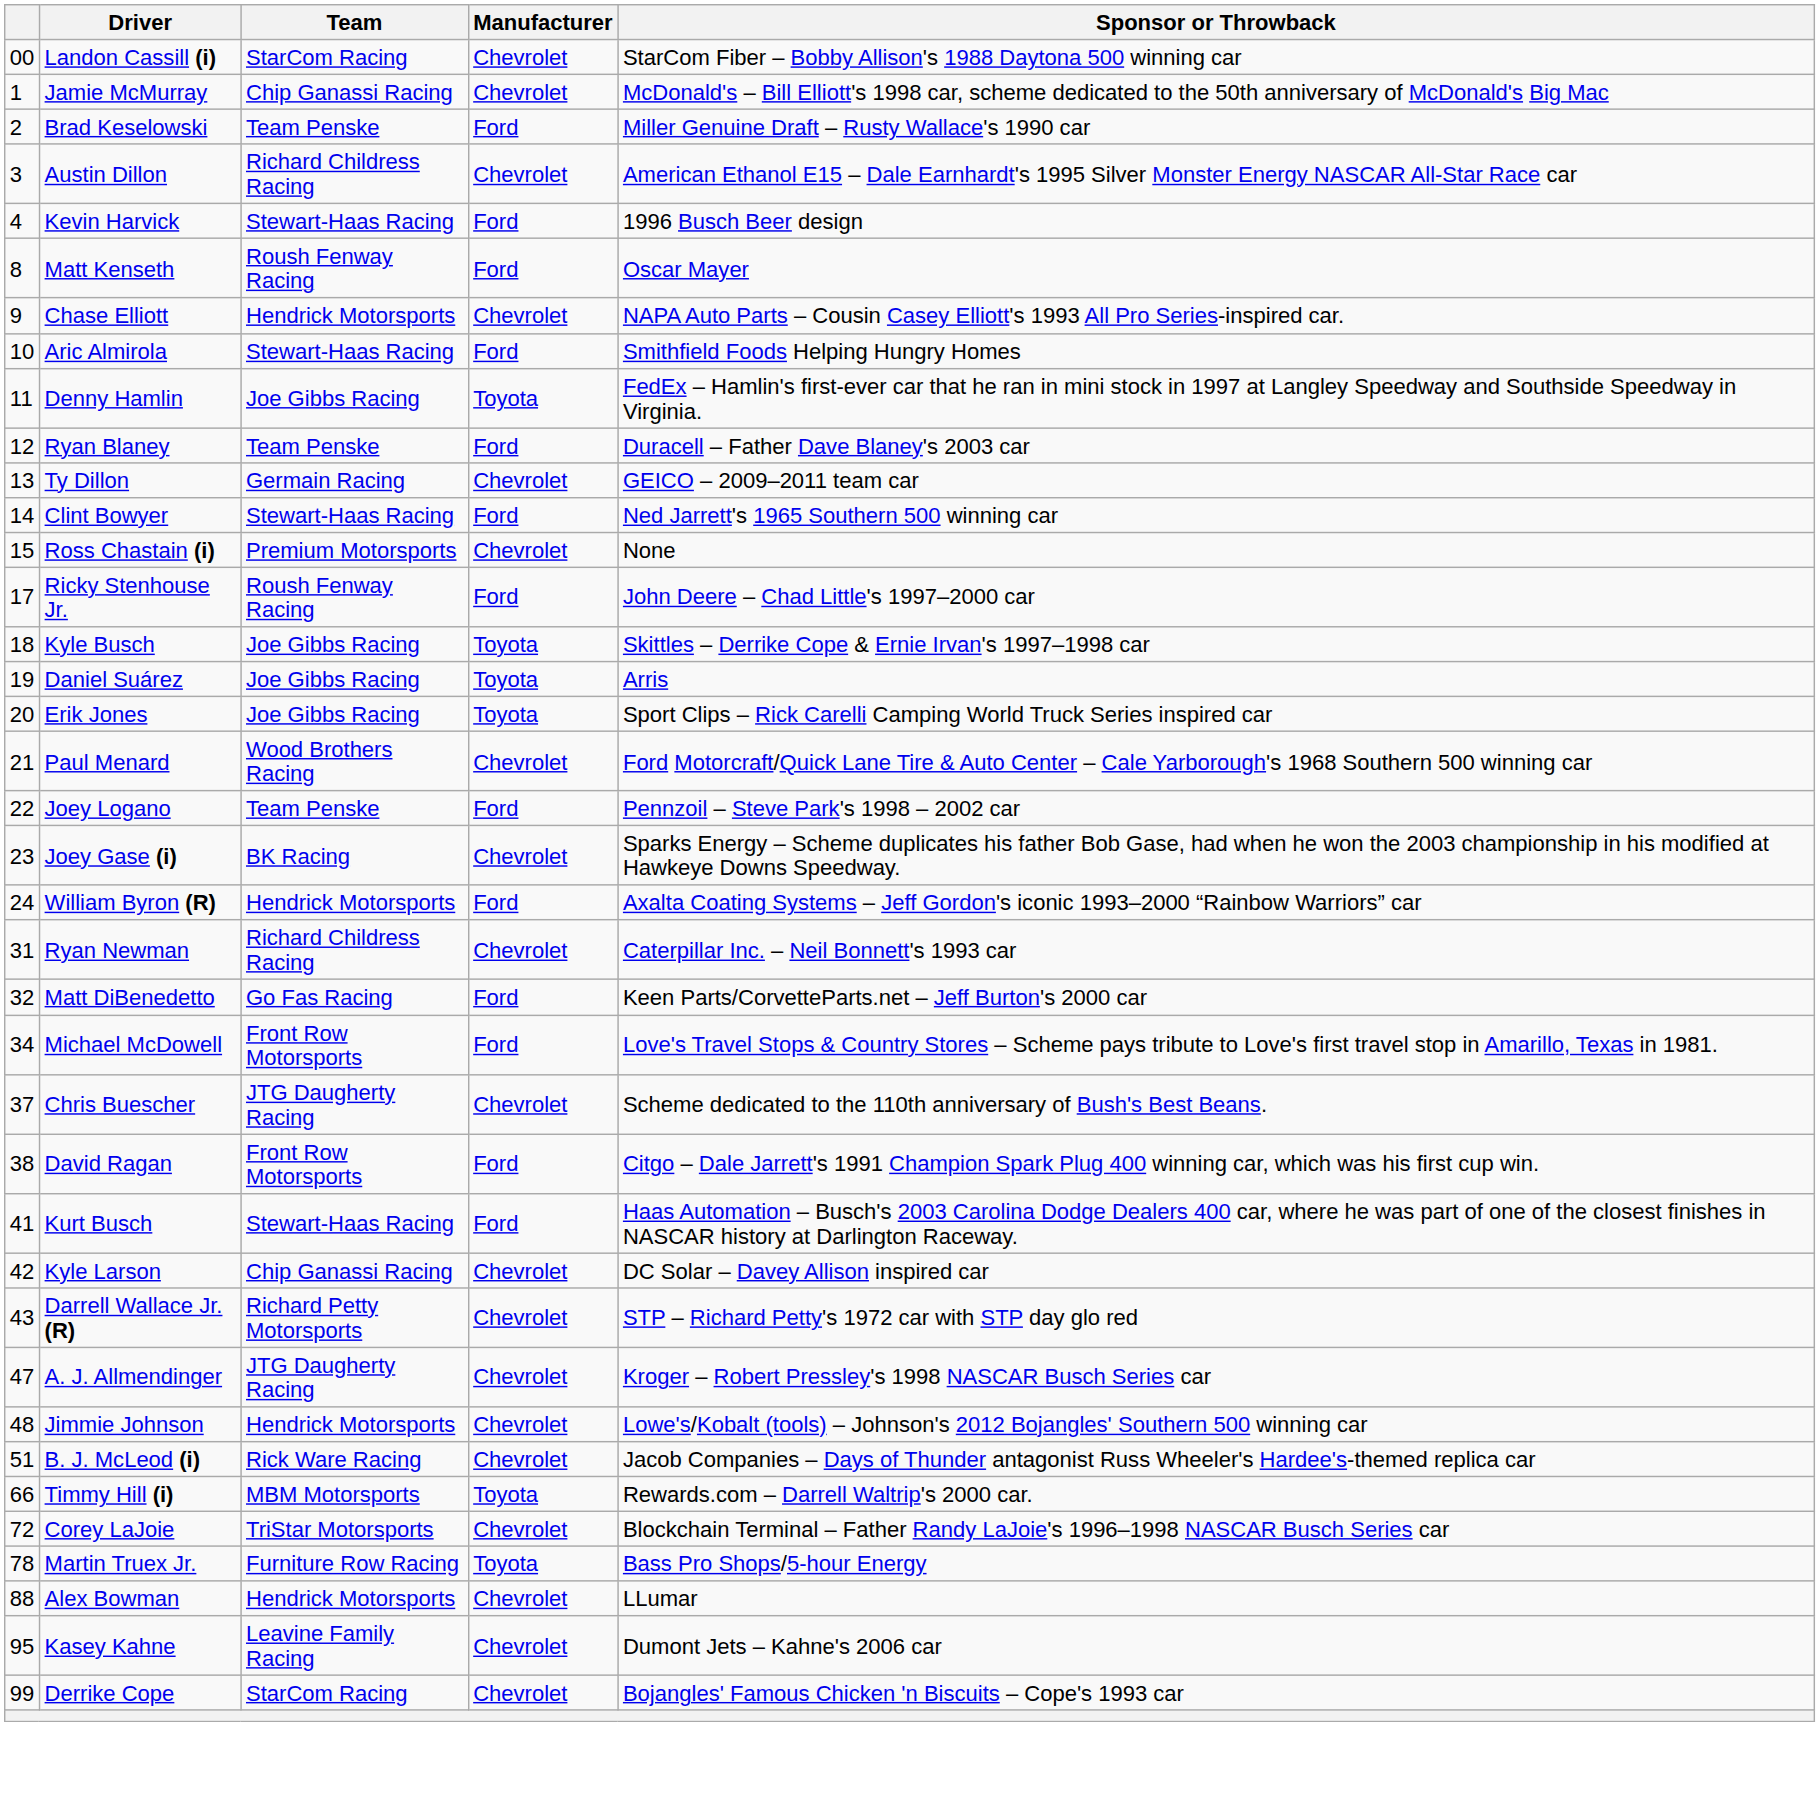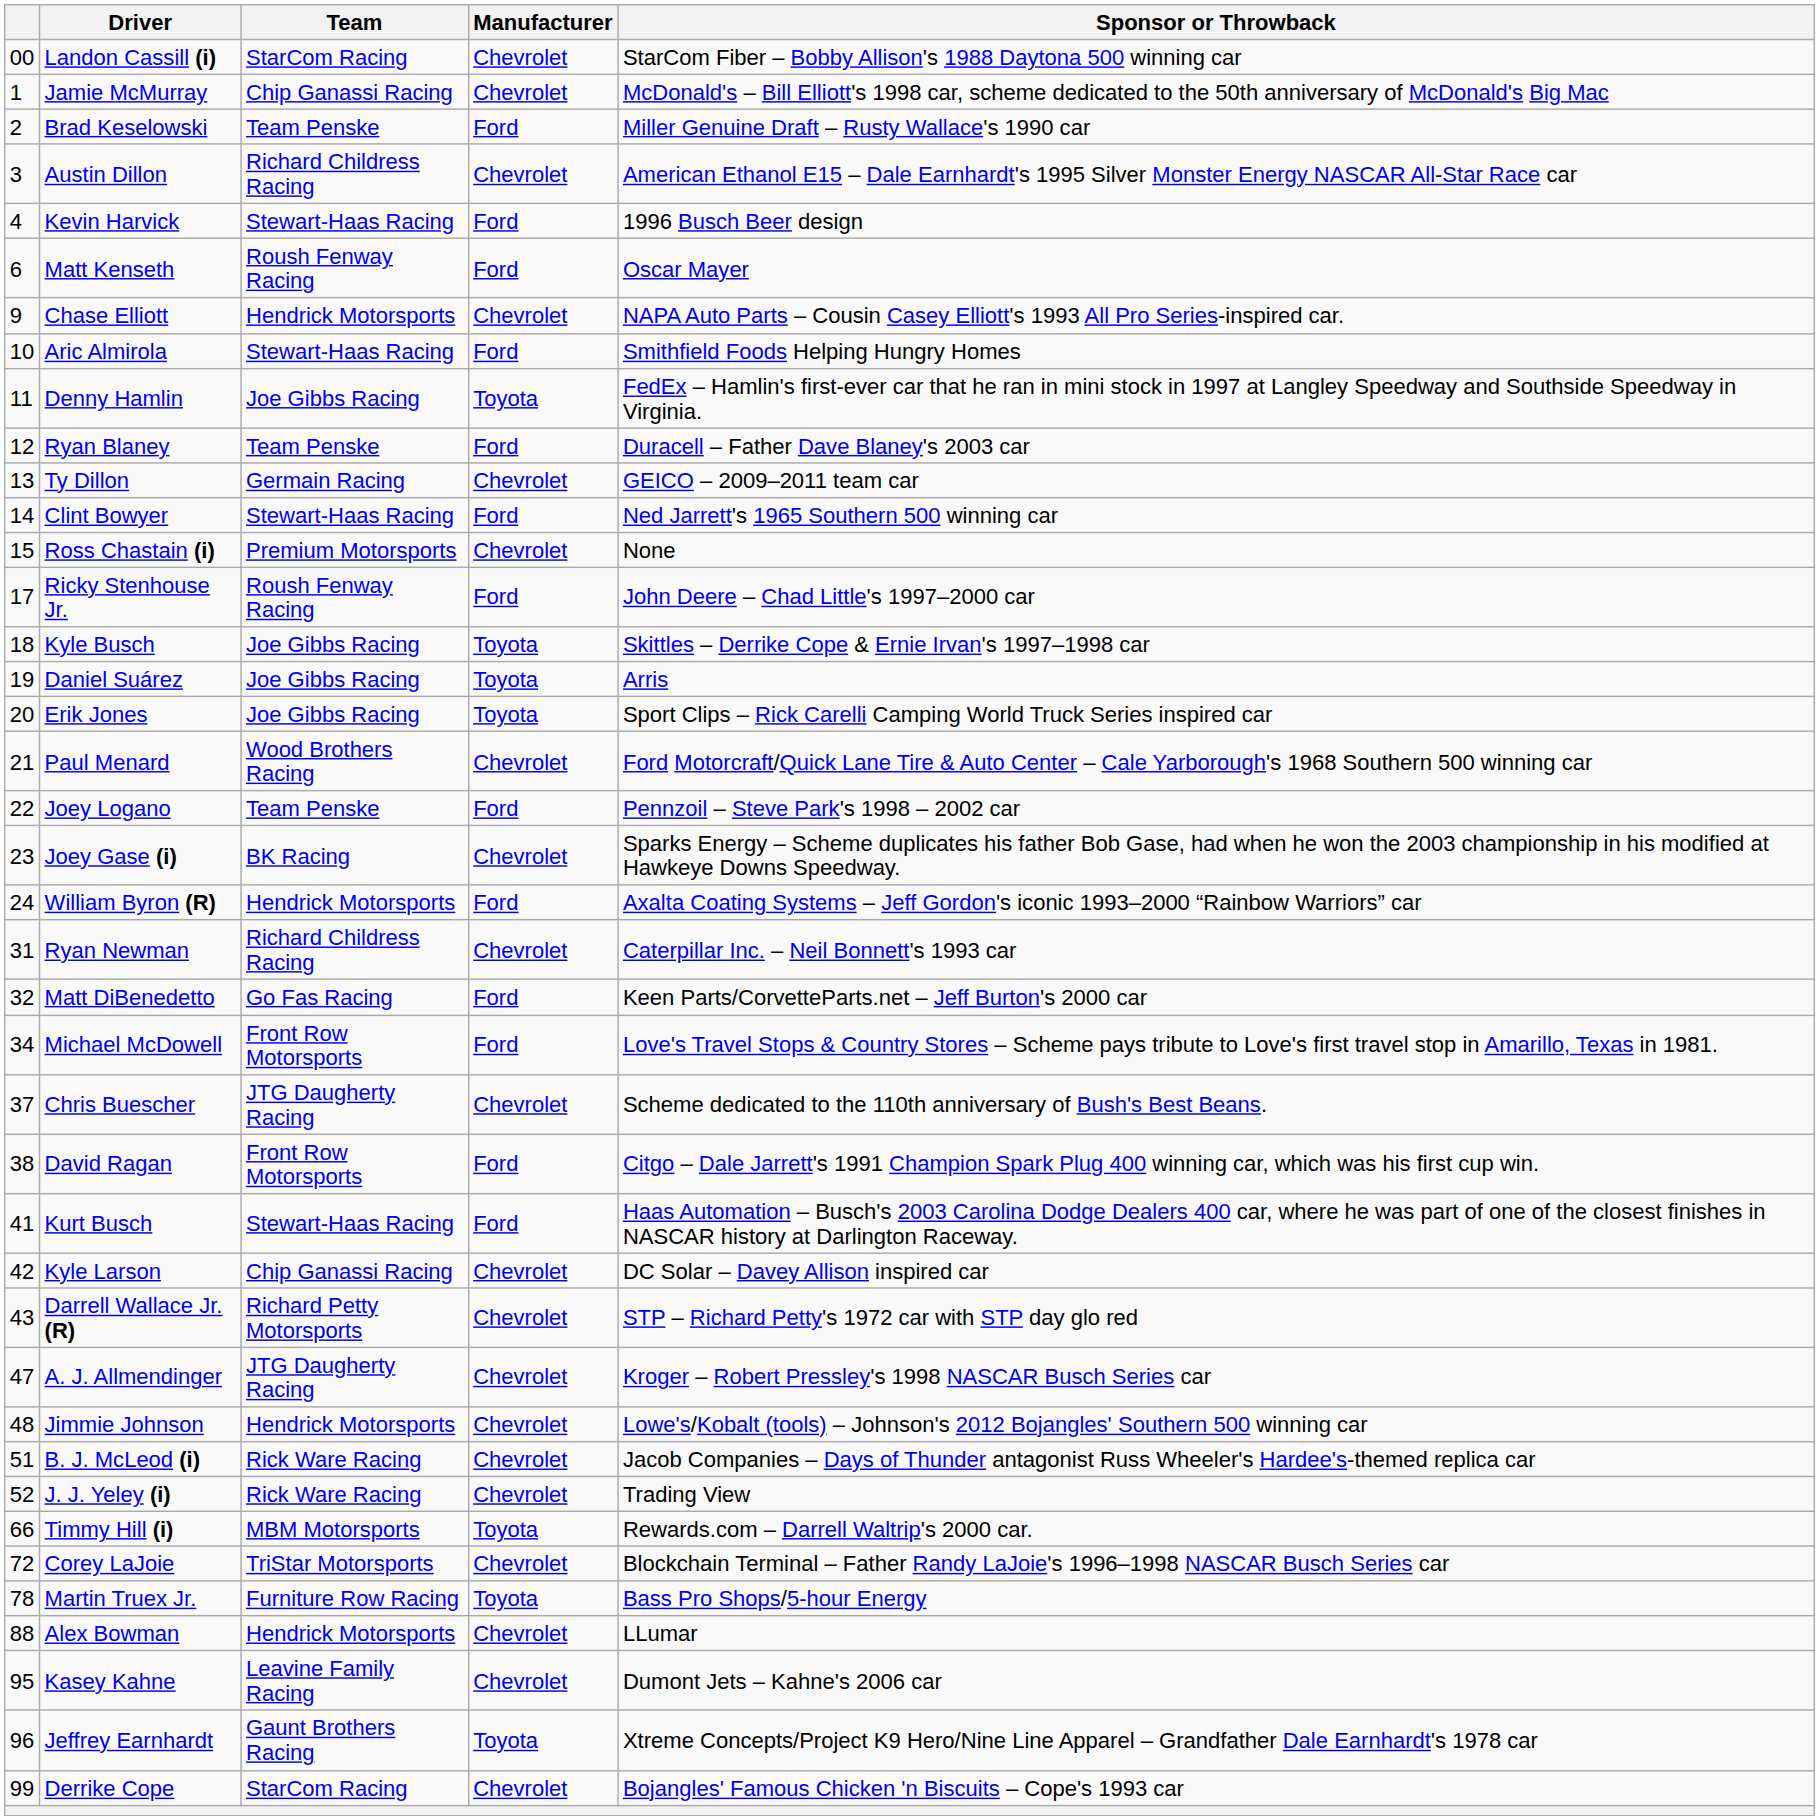(16, 269) 8 -> (16, 269) 6
+ row: (108, 1494)
+ row: (129, 1741)
